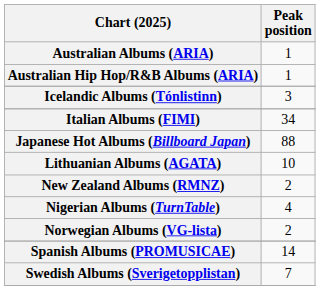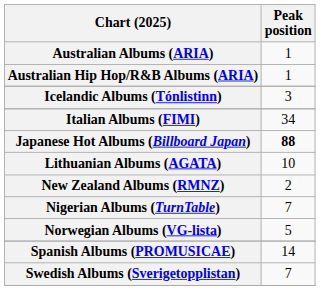(288, 141) normal -> (288, 141) bold
(288, 207) 4 -> (288, 207) 7
(288, 229) 2 -> (288, 229) 5
